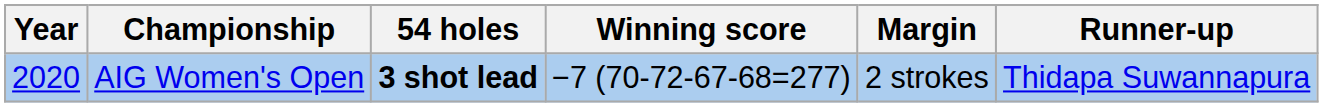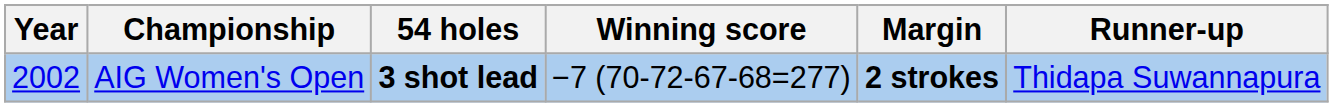(46, 78) 2020 -> (46, 78) 2002
(927, 78) normal -> (932, 78) bold
